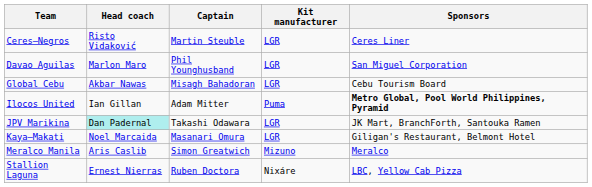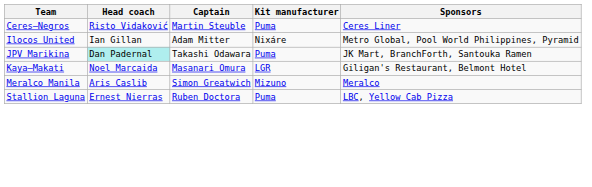(272, 41) LGR -> (265, 26) Puma
- row: (40, 65)
- row: (35, 84)
(274, 103) Puma -> (271, 40) Nixáre
(449, 103) bold -> (461, 40) normal
(272, 123) LGR -> (265, 54) Puma
(280, 170) Nixáre -> (265, 97) Puma
